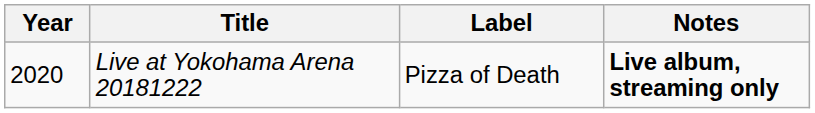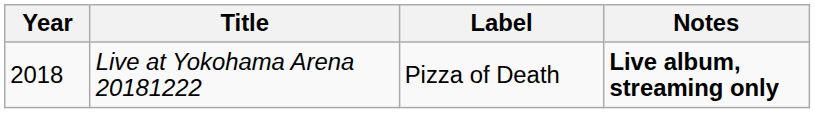(37, 74) 2020 -> (37, 74) 2018
